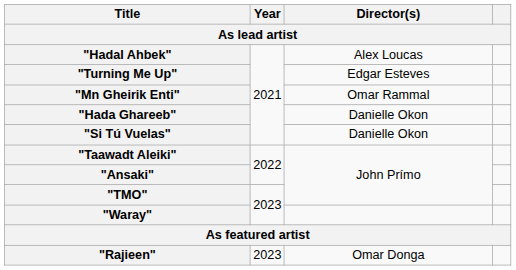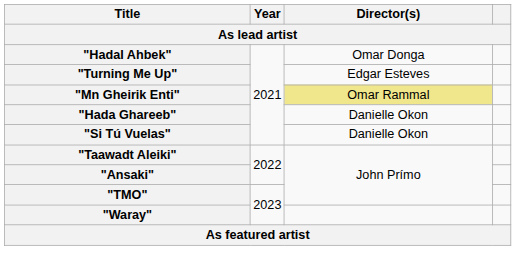(388, 54) Alex Loucas -> (388, 54) Omar Donga
(388, 94) no background -> (388, 94) khaki background
- row: (127, 255)
